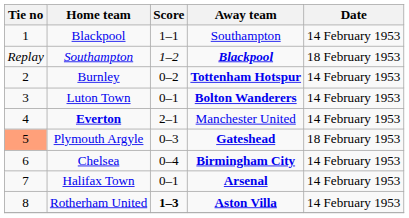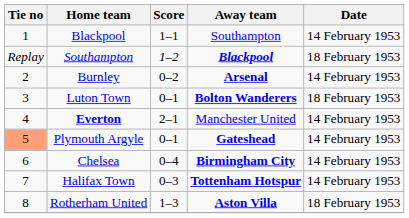(246, 77) Tottenham Hotspur -> (246, 77) Arsenal
(354, 98) 14 February 1953 -> (354, 98) 18 February 1953
(169, 139) 0–3 -> (169, 139) 0–1
(354, 139) 18 February 1953 -> (354, 139) 14 February 1953
(169, 181) 0–1 -> (169, 181) 0–3
(246, 181) Arsenal -> (246, 181) Tottenham Hotspur
(169, 202) bold -> (169, 202) normal
(354, 202) 14 February 1953 -> (354, 202) 18 February 1953
